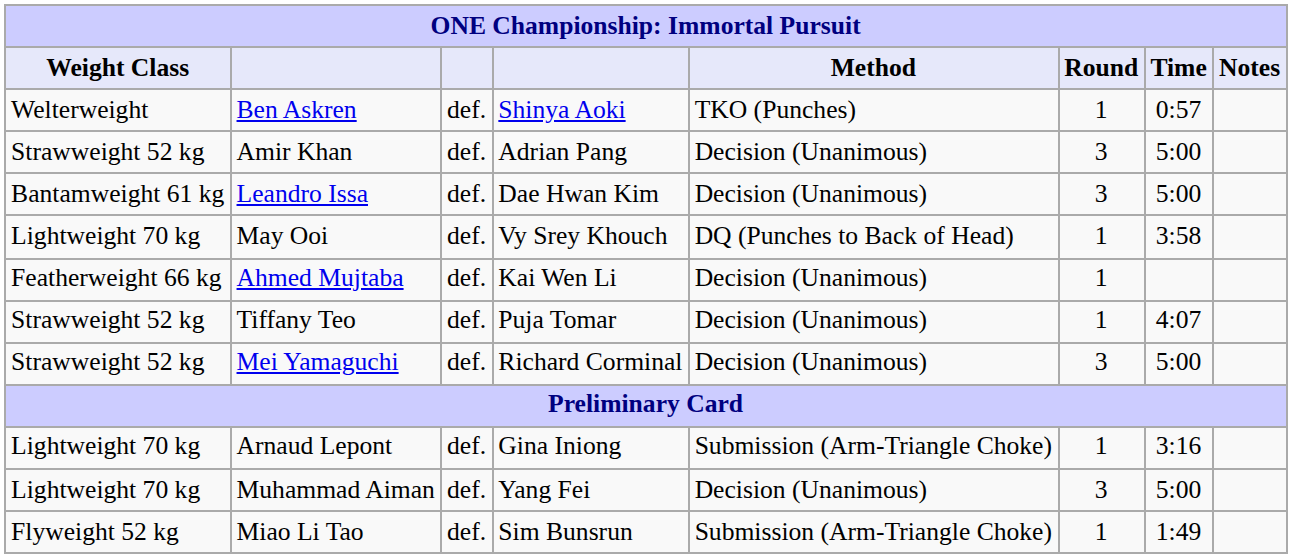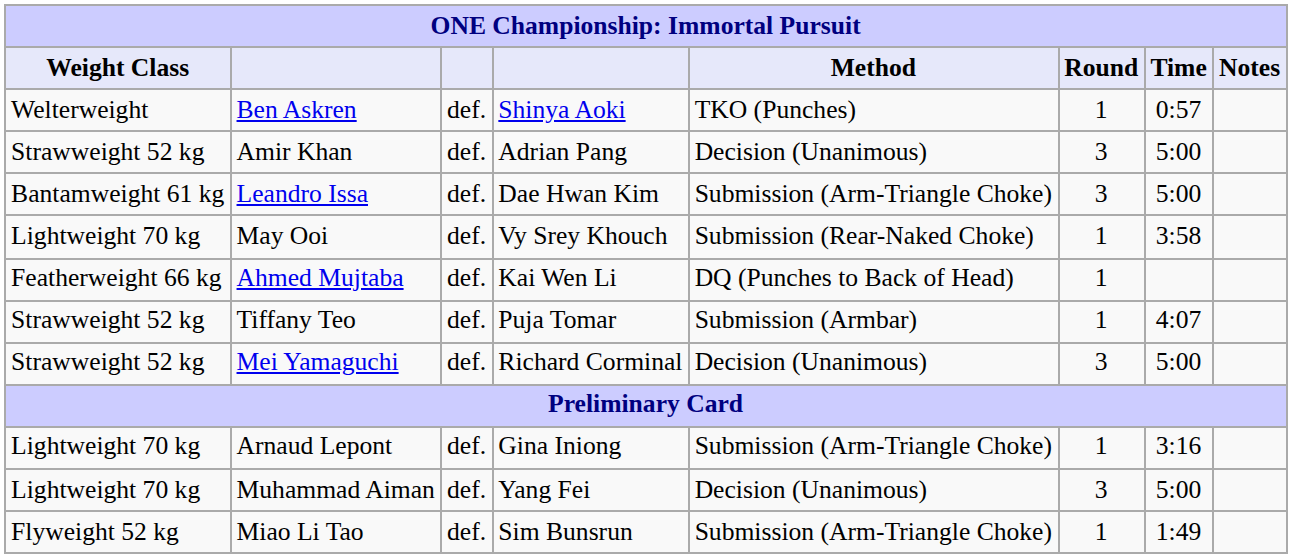(811, 194) Decision (Unanimous) -> (873, 194) Submission (Arm-Triangle Choke)
(854, 236) DQ (Punches to Back of Head) -> (864, 236) Submission (Rear-Naked Choke)
(811, 278) Decision (Unanimous) -> (854, 278) DQ (Punches to Back of Head)
(811, 320) Decision (Unanimous) -> (806, 320) Submission (Armbar)
